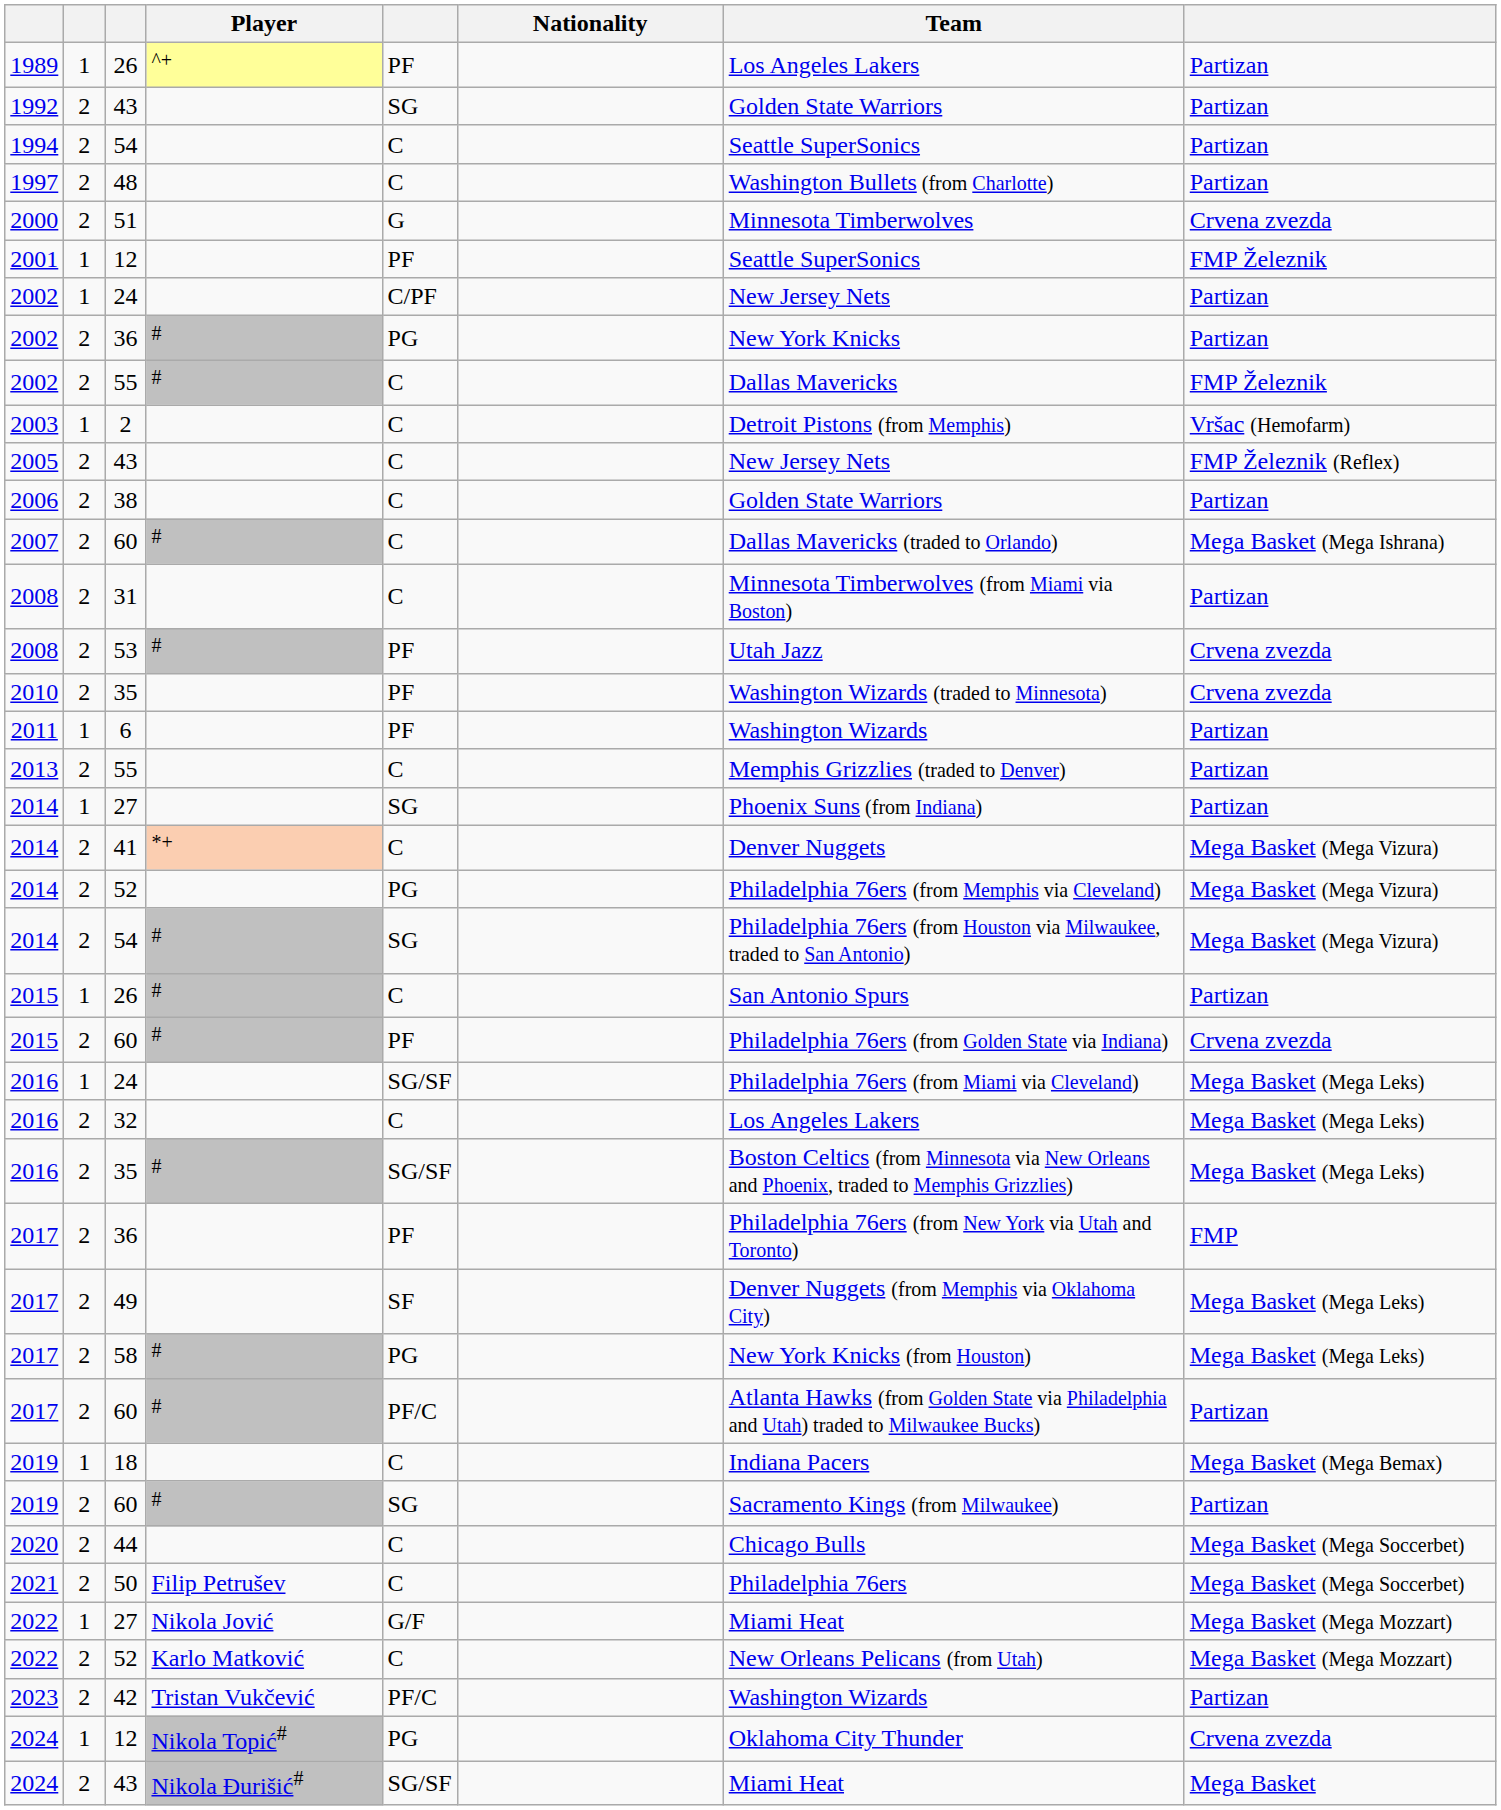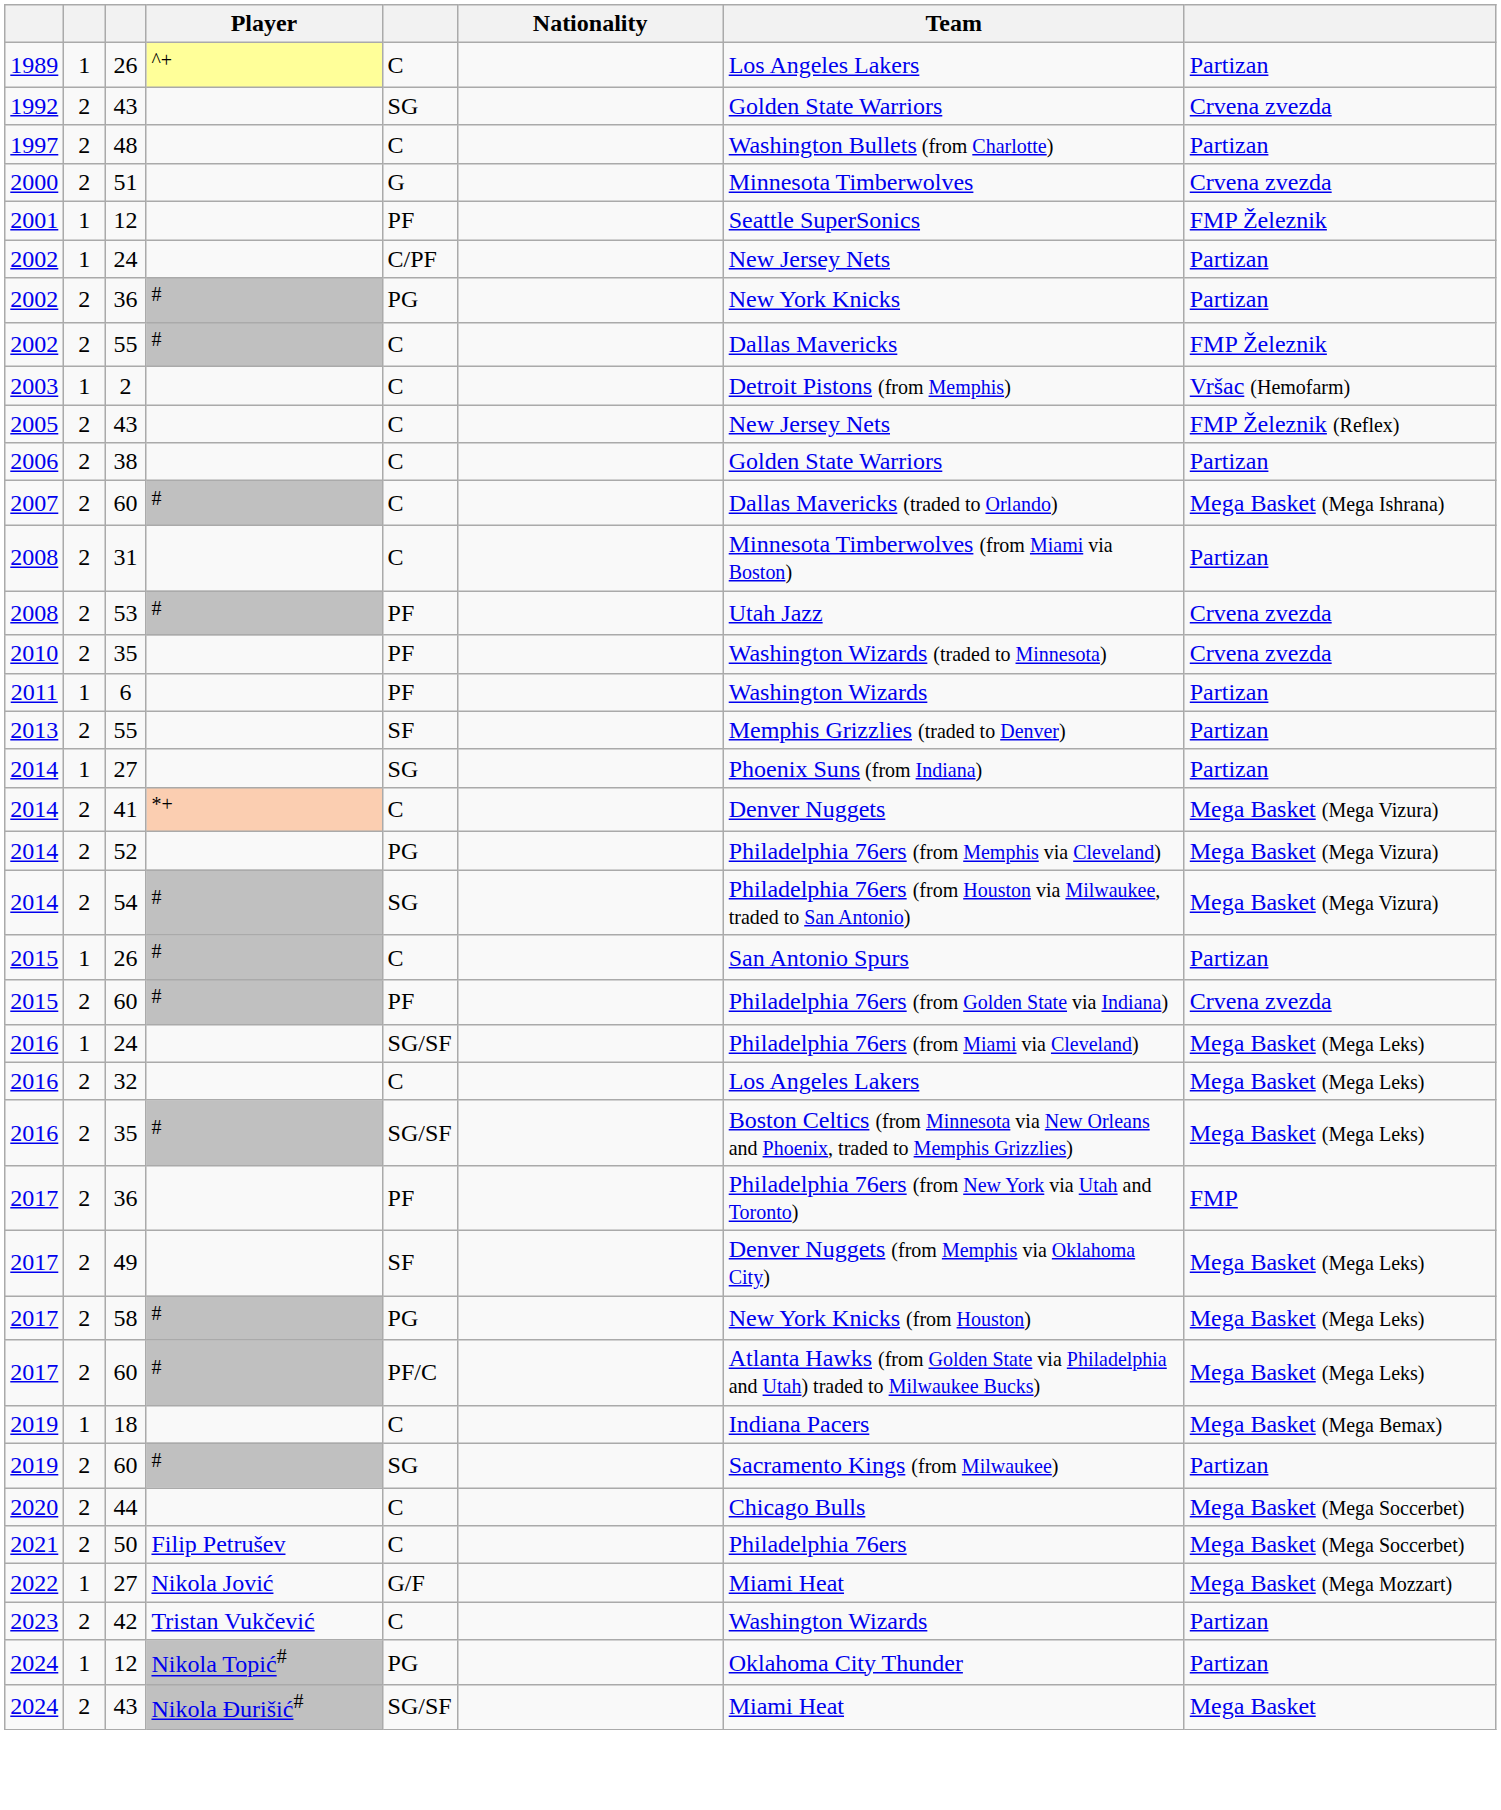(401, 64) PF -> (396, 64) C
(1229, 106) Partizan -> (1261, 106) Crvena zvezda
- row: (34, 144)
(396, 768) C -> (401, 730) SF
(1229, 1410) Partizan -> (1307, 1372) Mega Basket (Mega Leks)
- row: (34, 1658)
(412, 1696) PF/C -> (396, 1620) C
(1261, 1738) Crvena zvezda -> (1229, 1662) Partizan
